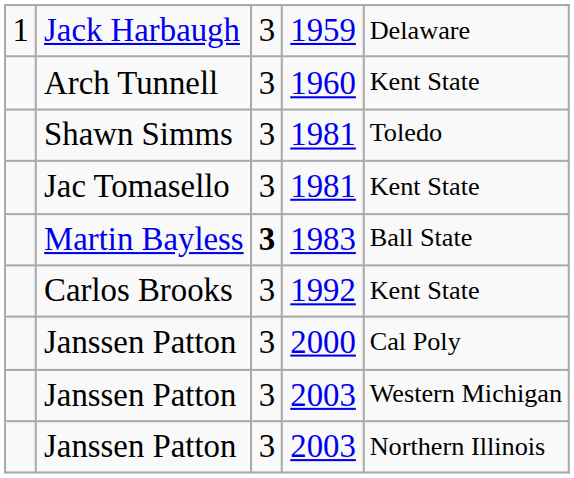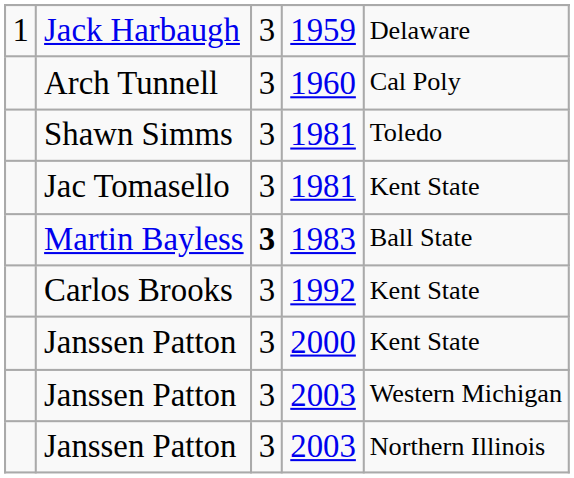(425, 82) Kent State -> (415, 82) Cal Poly
(415, 342) Cal Poly -> (425, 342) Kent State
